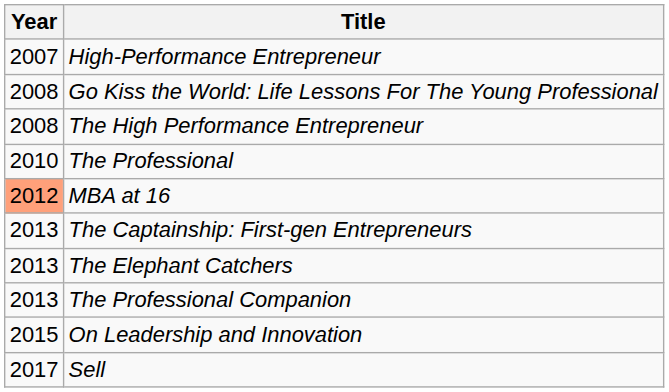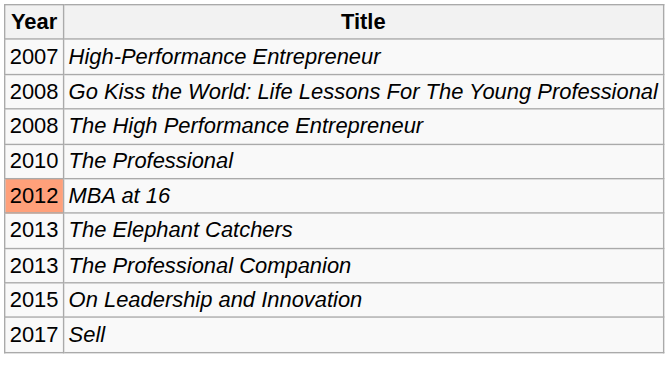- row: (270, 230)
